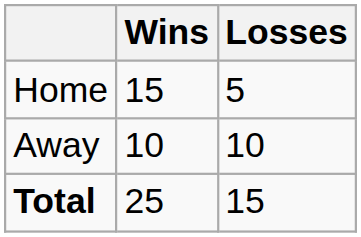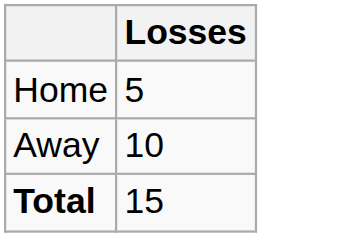- column: (167, 32)
